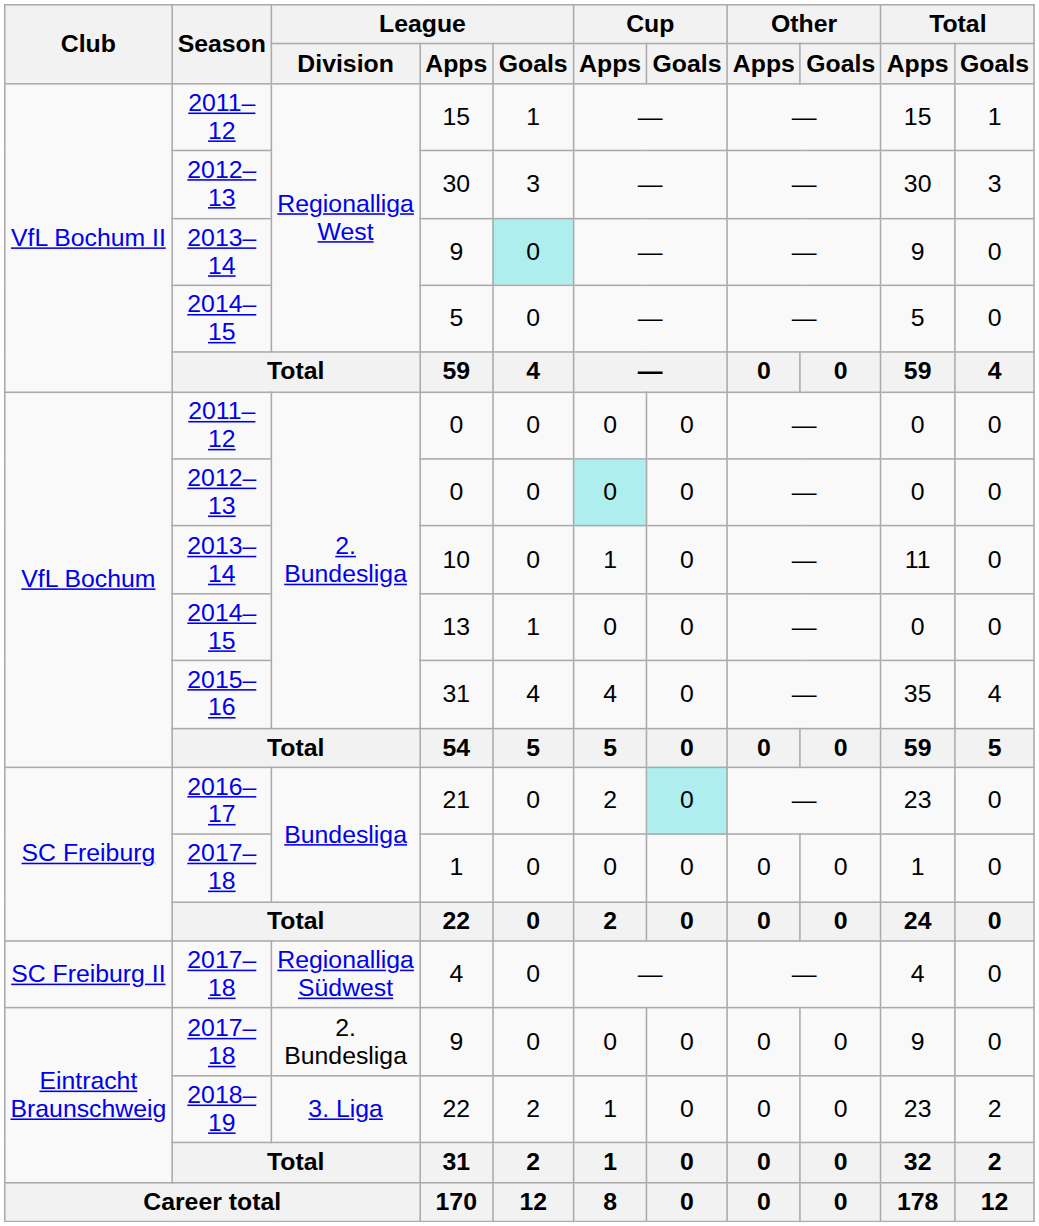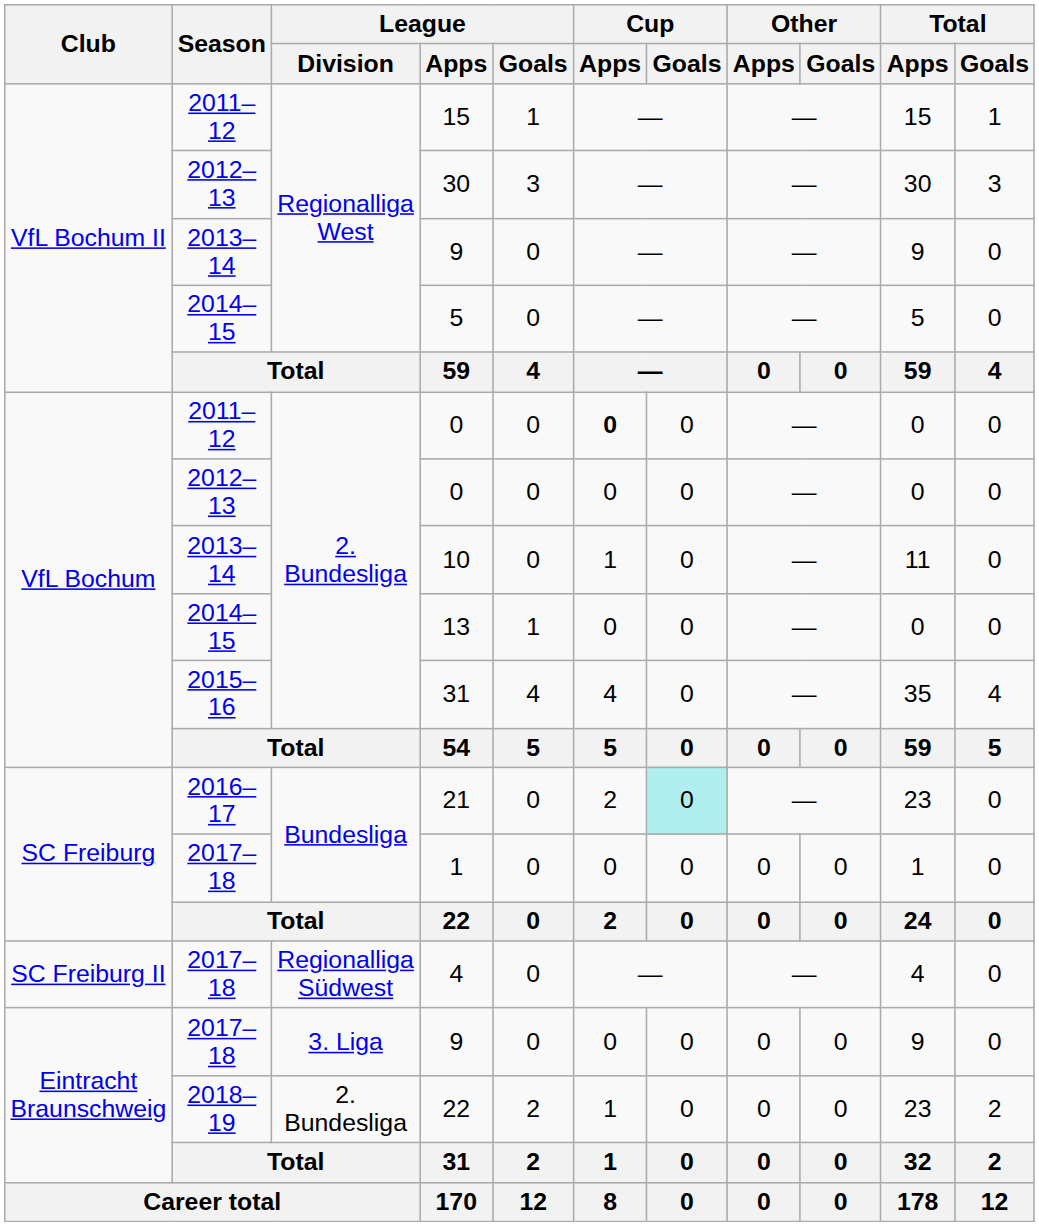(533, 251) paleturquoise background -> (533, 251) no background
(610, 425) normal -> (610, 425) bold
(610, 492) paleturquoise background -> (610, 492) no background
(346, 1041) 2. Bundesliga -> (346, 1041) 3. Liga
(346, 1108) 3. Liga -> (346, 1108) 2. Bundesliga
